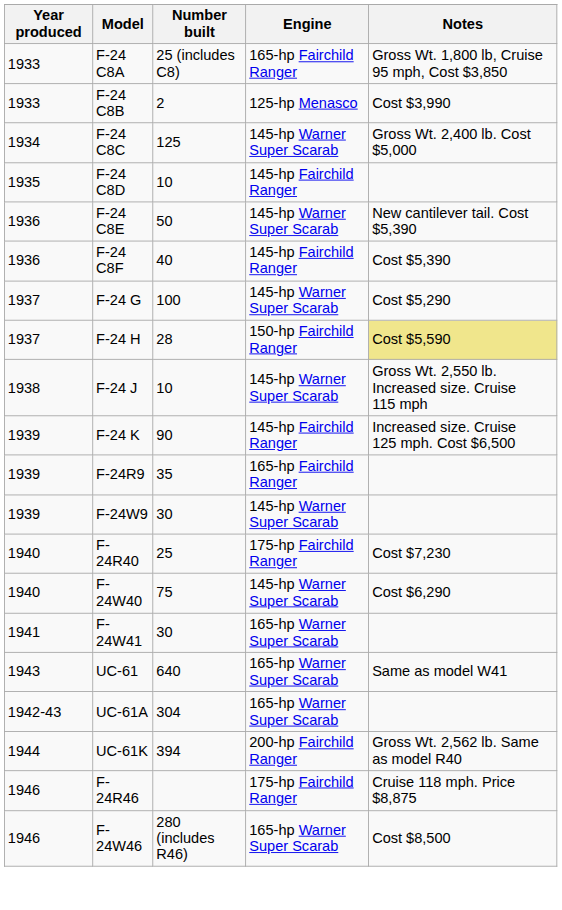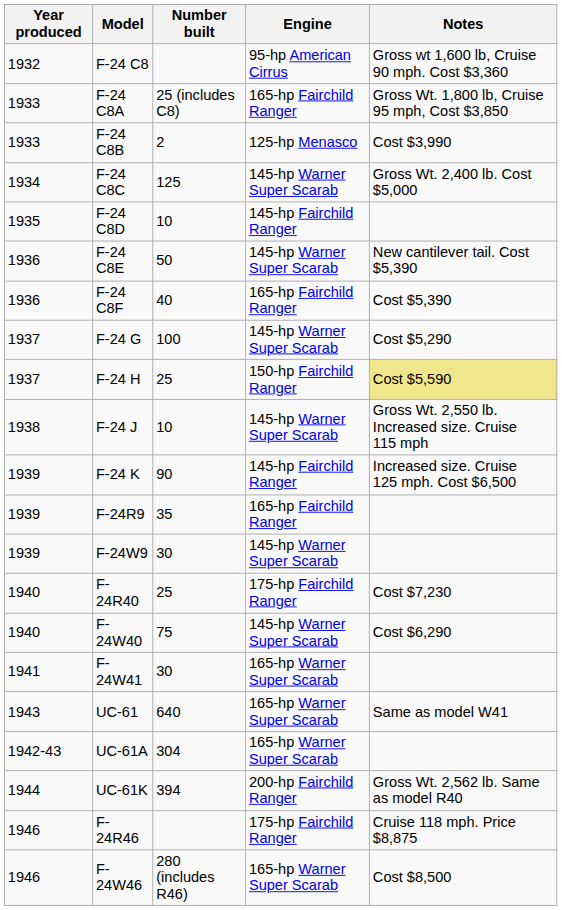+ row: (122, 63)
(301, 261) 145-hp Fairchild Ranger -> (301, 300) 165-hp Fairchild Ranger
(164, 340) 28 -> (164, 379) 25
